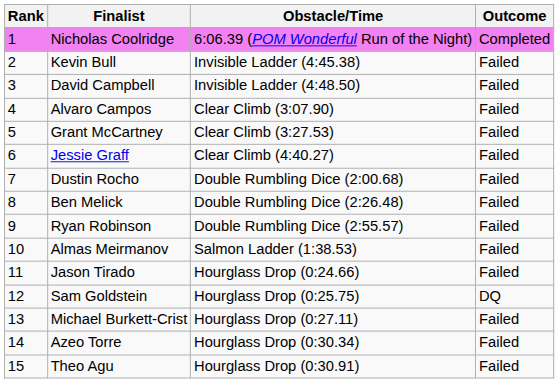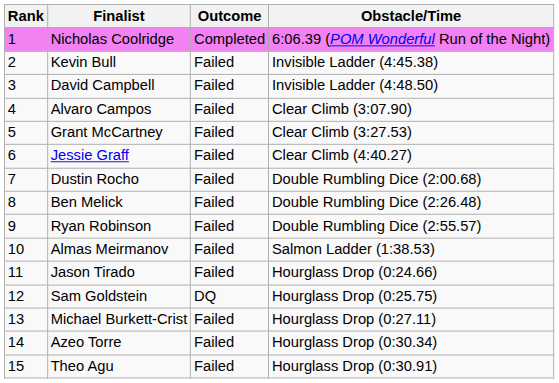columns swapped: (515, 16) <-> (333, 16)
